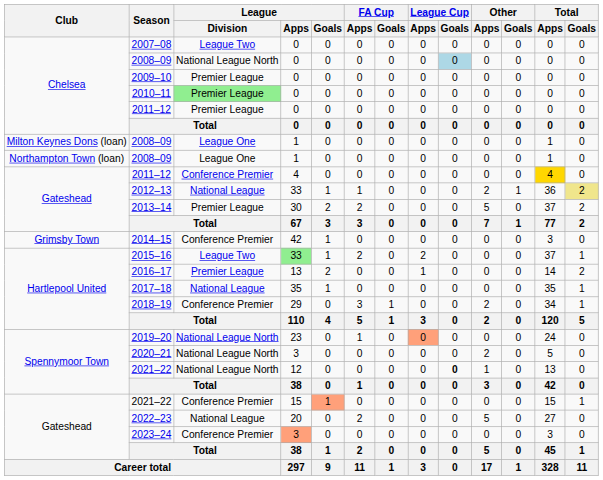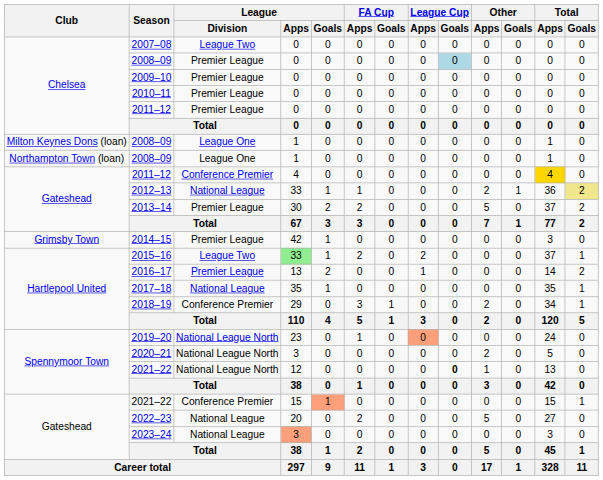(227, 61) National League North -> (227, 61) Premier League
(227, 93) lightgreen background -> (227, 93) no background
(227, 239) Conference Premier -> (227, 239) Premier League
(227, 434) Conference Premier -> (227, 434) National League
